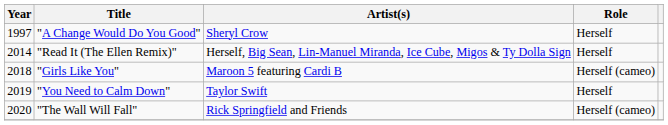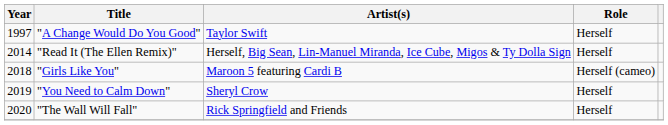(237, 33) Sheryl Crow -> (237, 33) Taylor Swift
(237, 91) Taylor Swift -> (237, 91) Sheryl Crow
(616, 110) Herself (cameo) -> (594, 110) Herself
